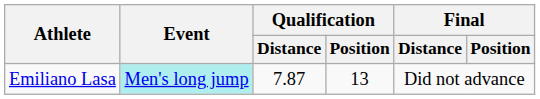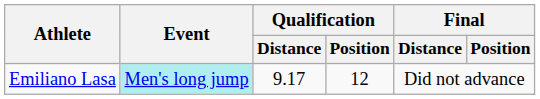(289, 79) 7.87 -> (289, 79) 9.17
(360, 79) 13 -> (360, 79) 12
